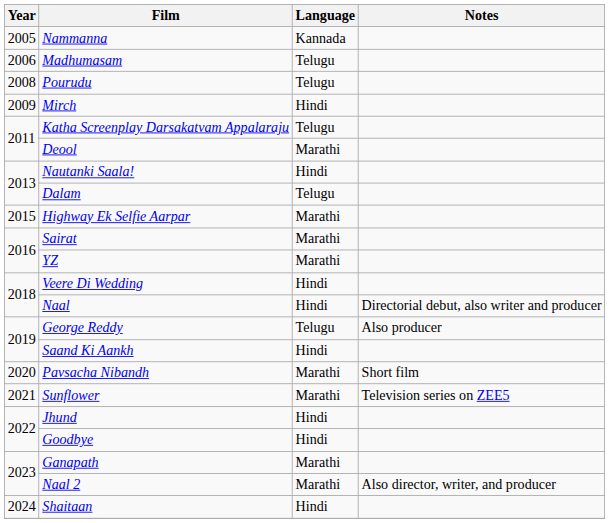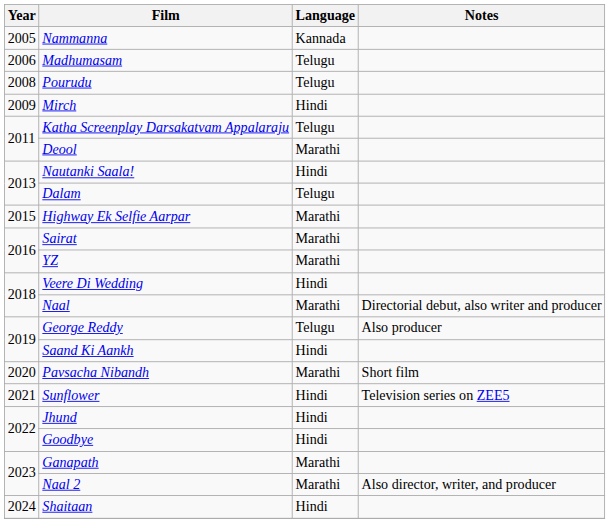(312, 305) Hindi -> (318, 305) Marathi
(318, 395) Marathi -> (312, 395) Hindi
